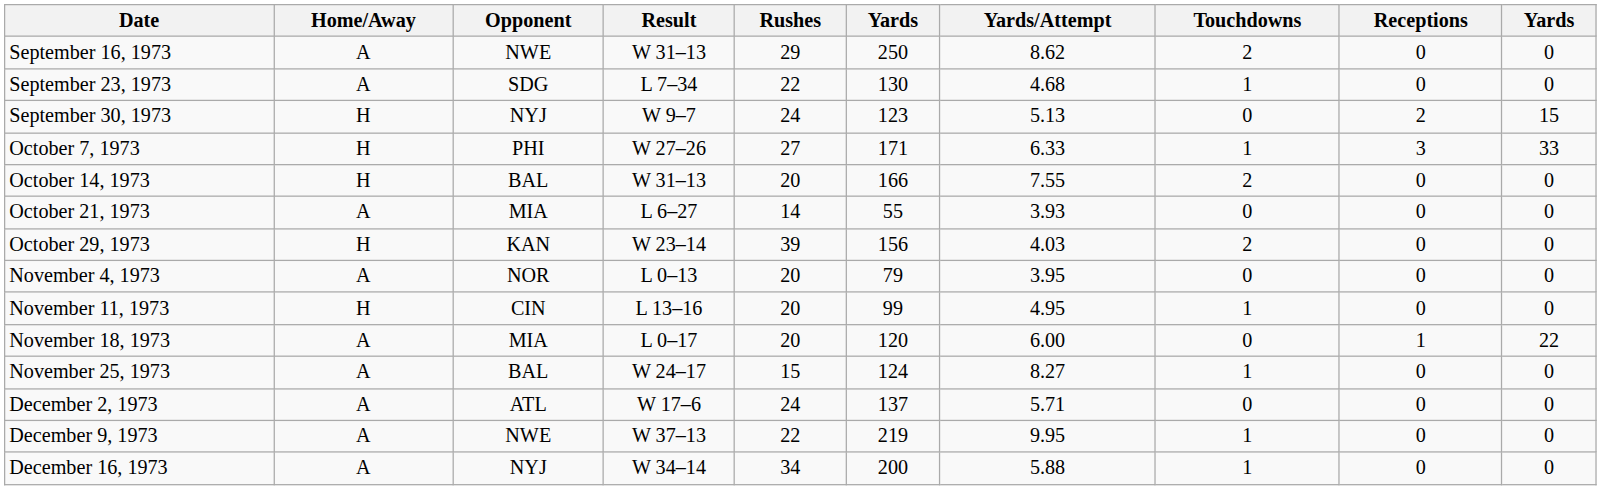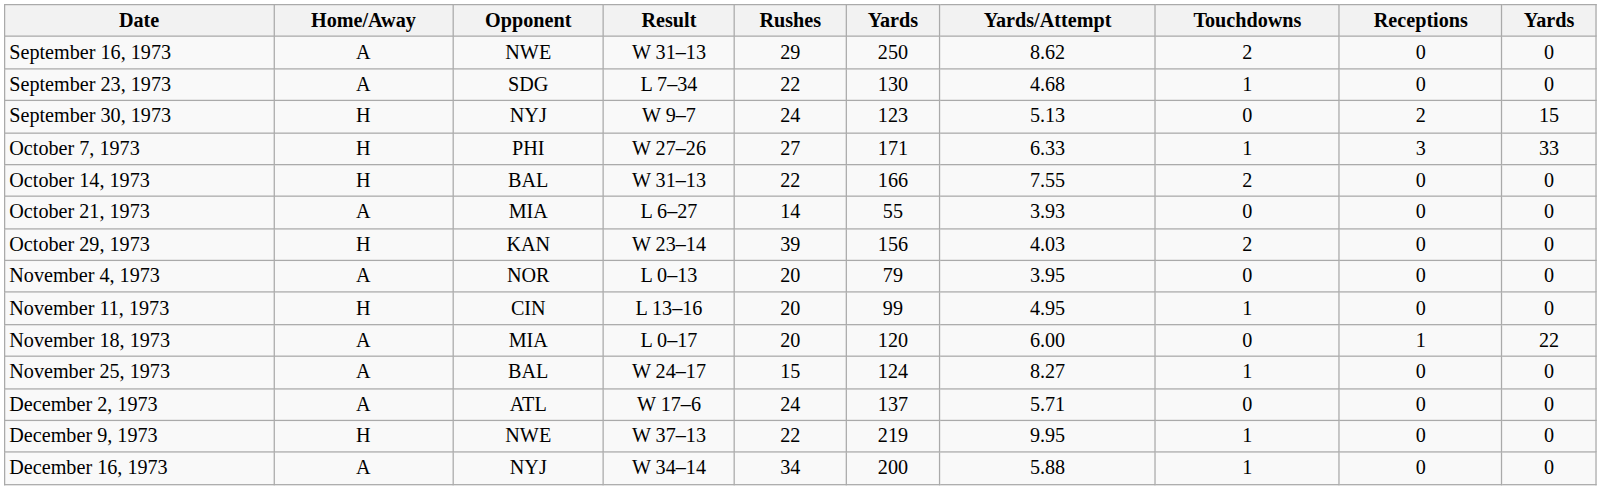(790, 180) 20 -> (790, 180) 22
(363, 436) A -> (363, 436) H
